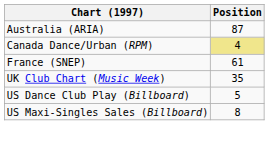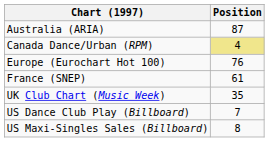+ row: (86, 62)
(238, 95) 5 -> (238, 112) 7
